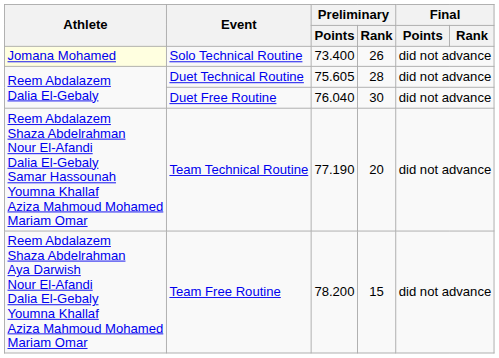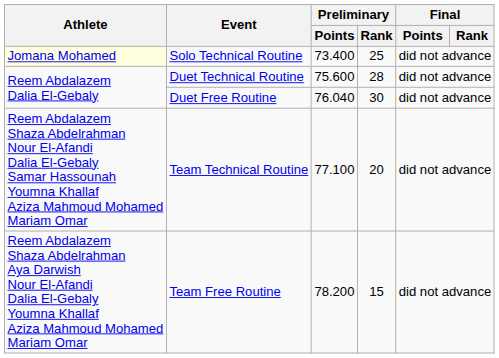(377, 57) 26 -> (377, 57) 25
(334, 77) 75.605 -> (334, 77) 75.600
(334, 170) 77.190 -> (334, 170) 77.100
